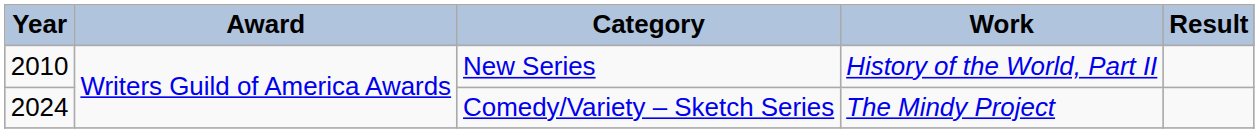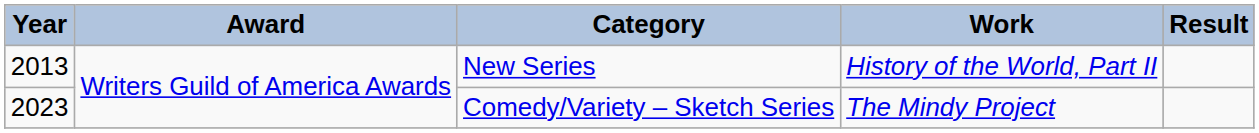(40, 66) 2010 -> (40, 66) 2013
(40, 107) 2024 -> (40, 107) 2023
